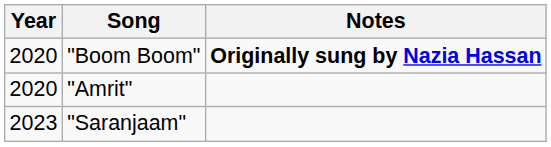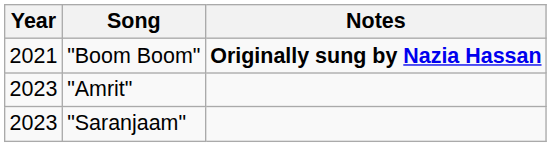(33, 55) 2020 -> (33, 55) 2021
(33, 89) 2020 -> (33, 89) 2023
